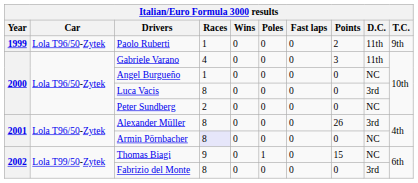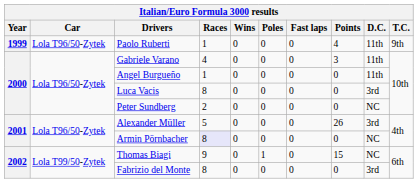(336, 44) 2 -> (336, 44) 4
(373, 75) NC -> (375, 75) 11th
(204, 123) 8 -> (204, 123) 5
